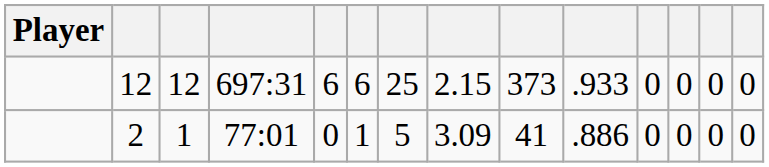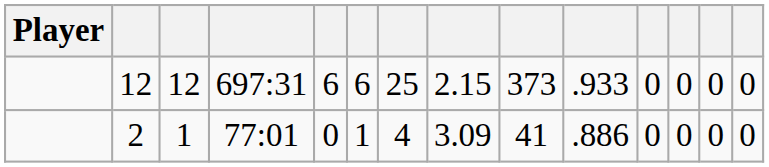(402, 135) 5 -> (402, 135) 4
